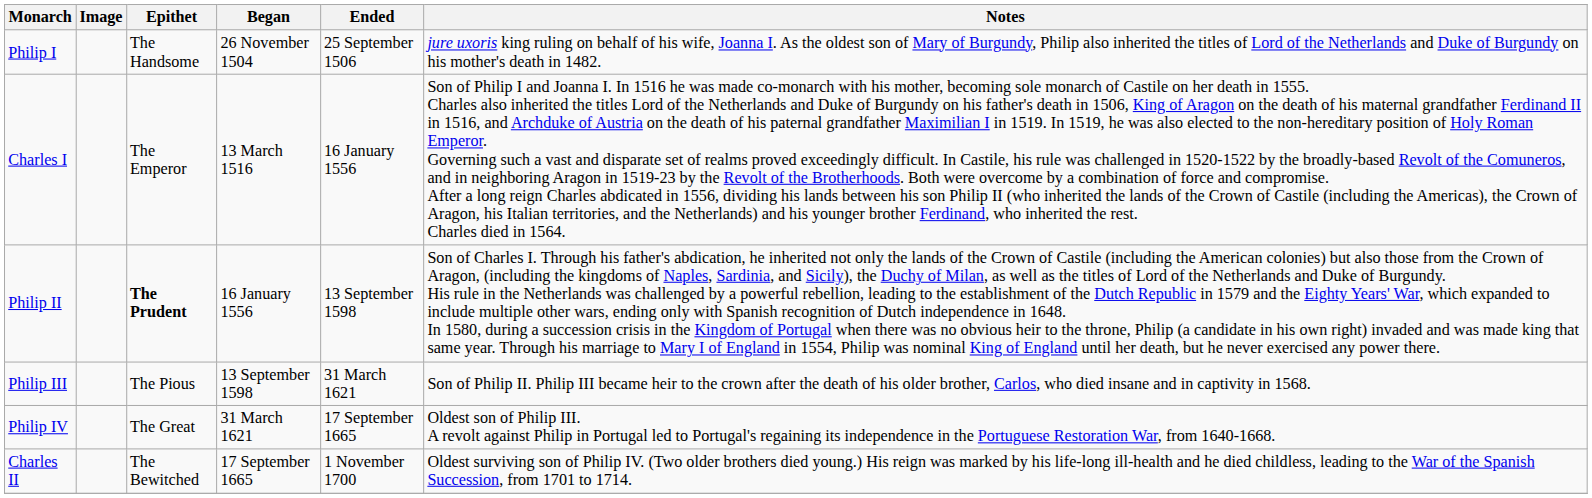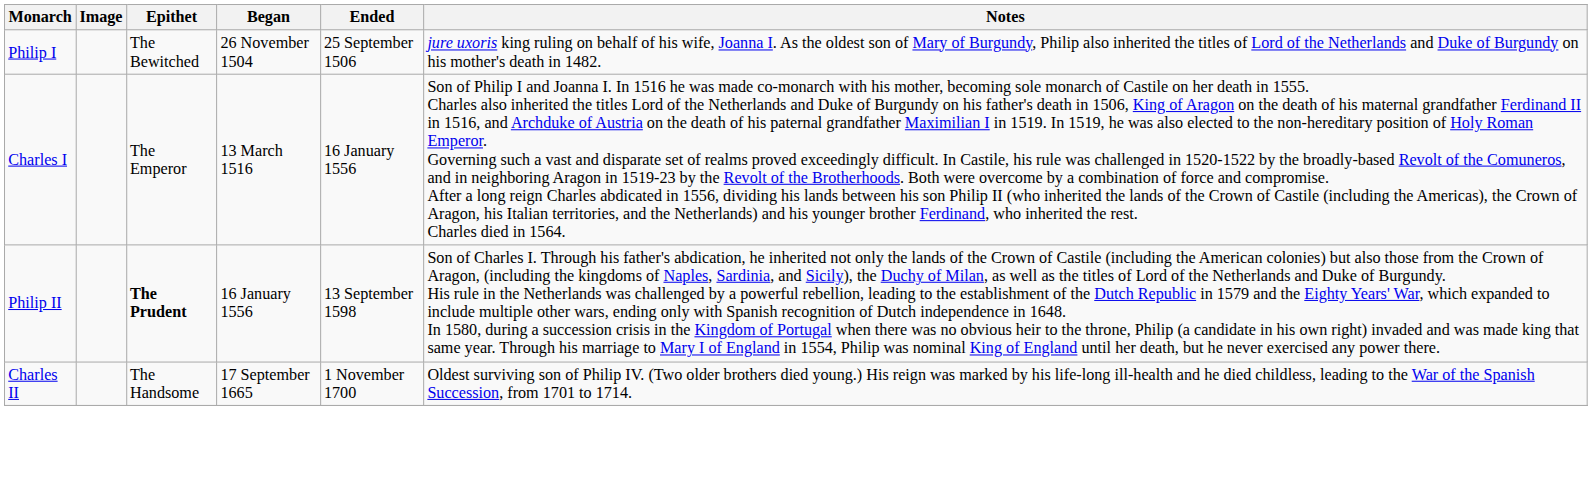(165, 52) The Handsome -> (165, 52) The Bewitched
- row: (38, 383)
- row: (38, 427)
(165, 471) The Bewitched -> (165, 383) The Handsome
